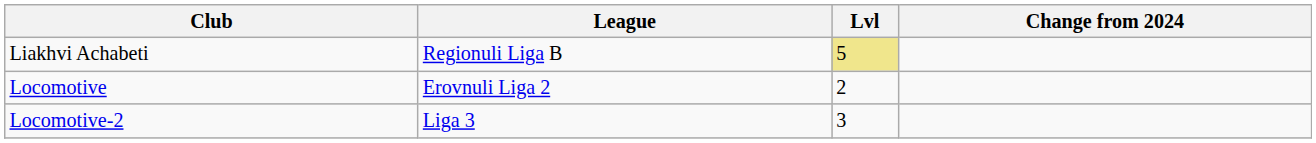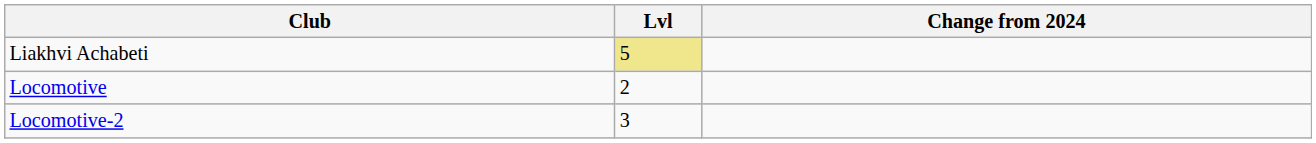- column: (625, 20)
